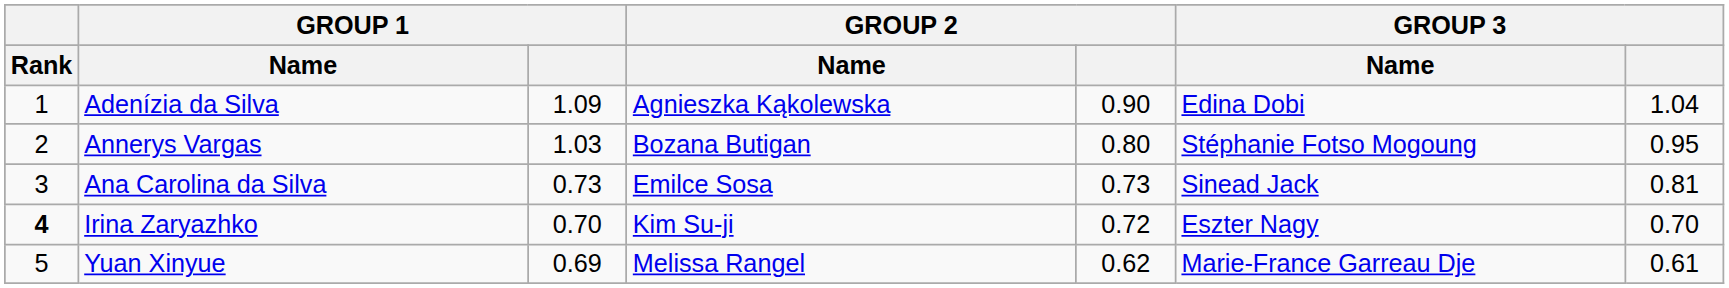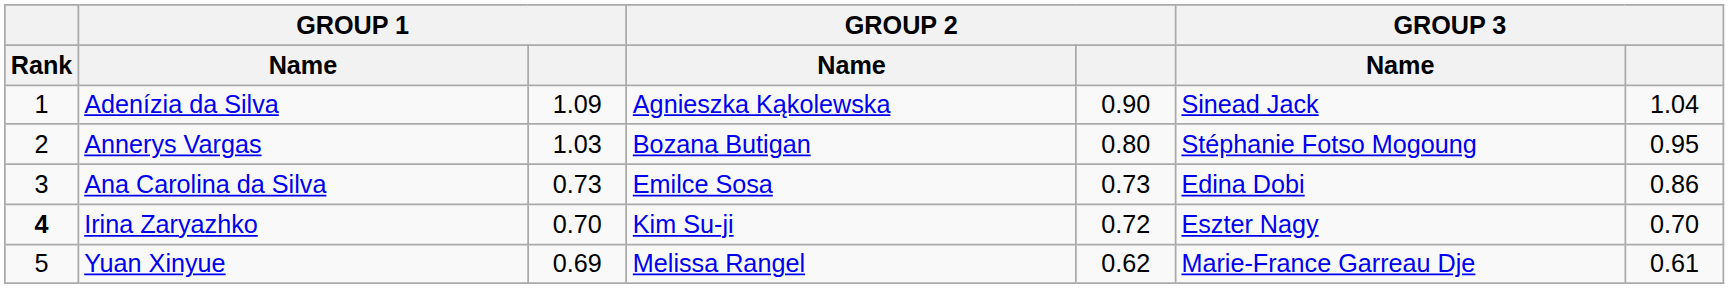(1243, 105) Edina Dobi -> (1250, 105) Sinead Jack
(1250, 184) Sinead Jack -> (1243, 184) Edina Dobi
(1674, 184) 0.81 -> (1674, 184) 0.86
